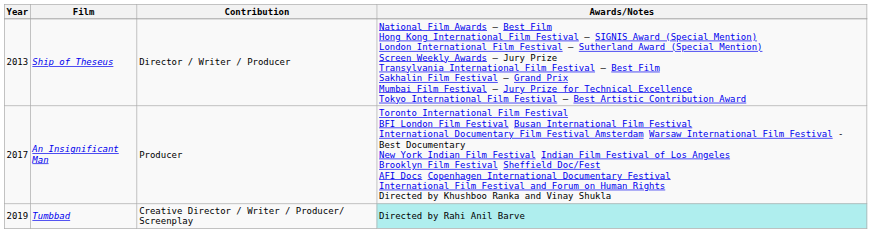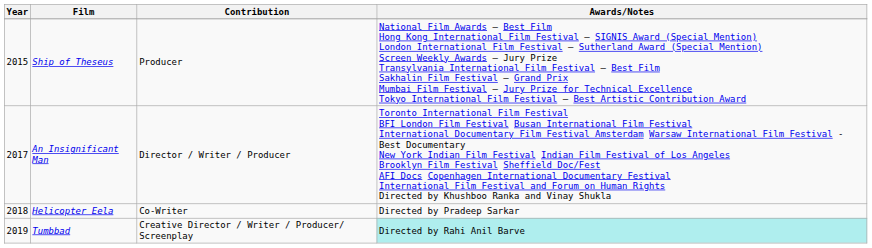(17, 62) 2013 -> (17, 62) 2015
(215, 62) Director / Writer / Producer -> (161, 62) Producer
(161, 155) Producer -> (215, 155) Director / Writer / Producer
+ row: (73, 211)
